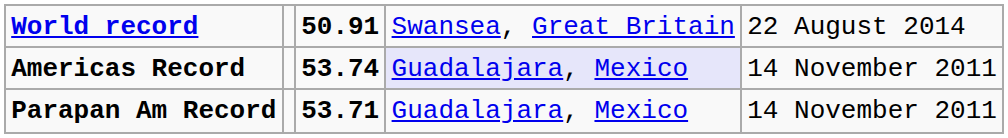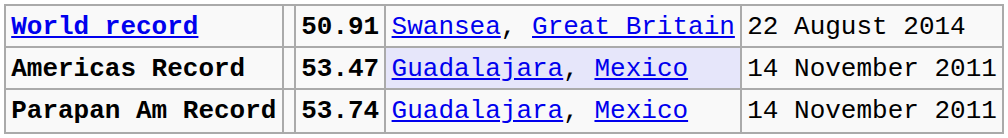(340, 69) 53.74 -> (340, 69) 53.47
(340, 111) 53.71 -> (340, 111) 53.74
